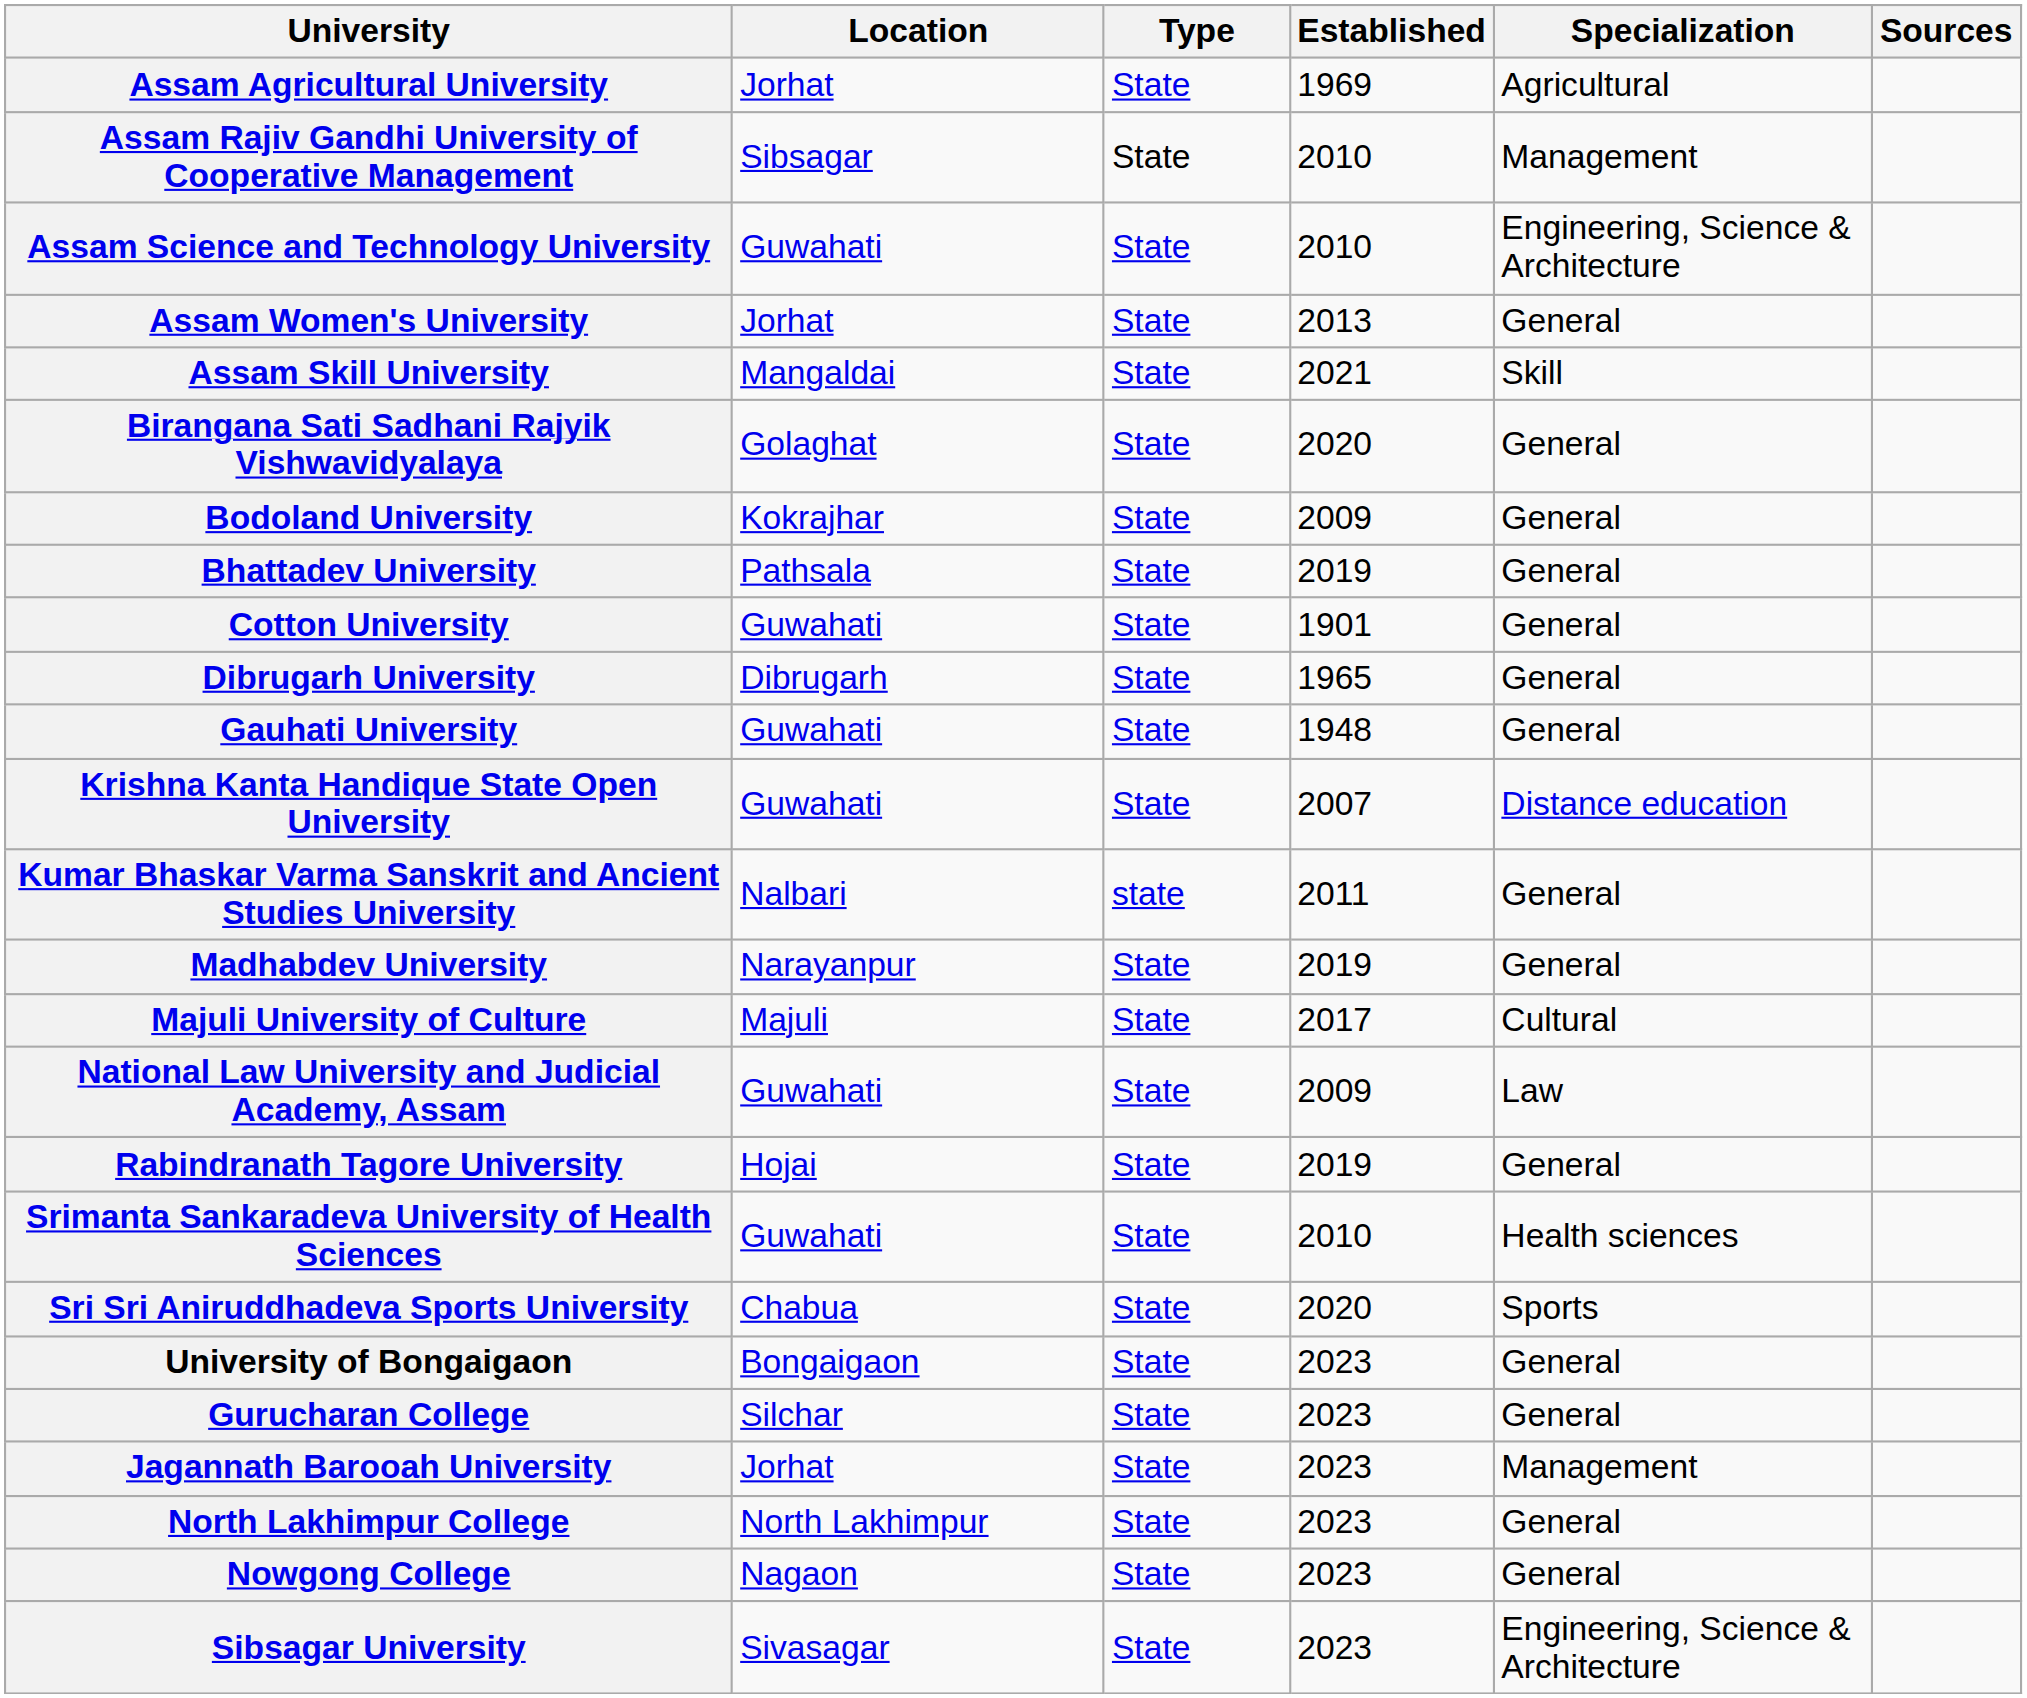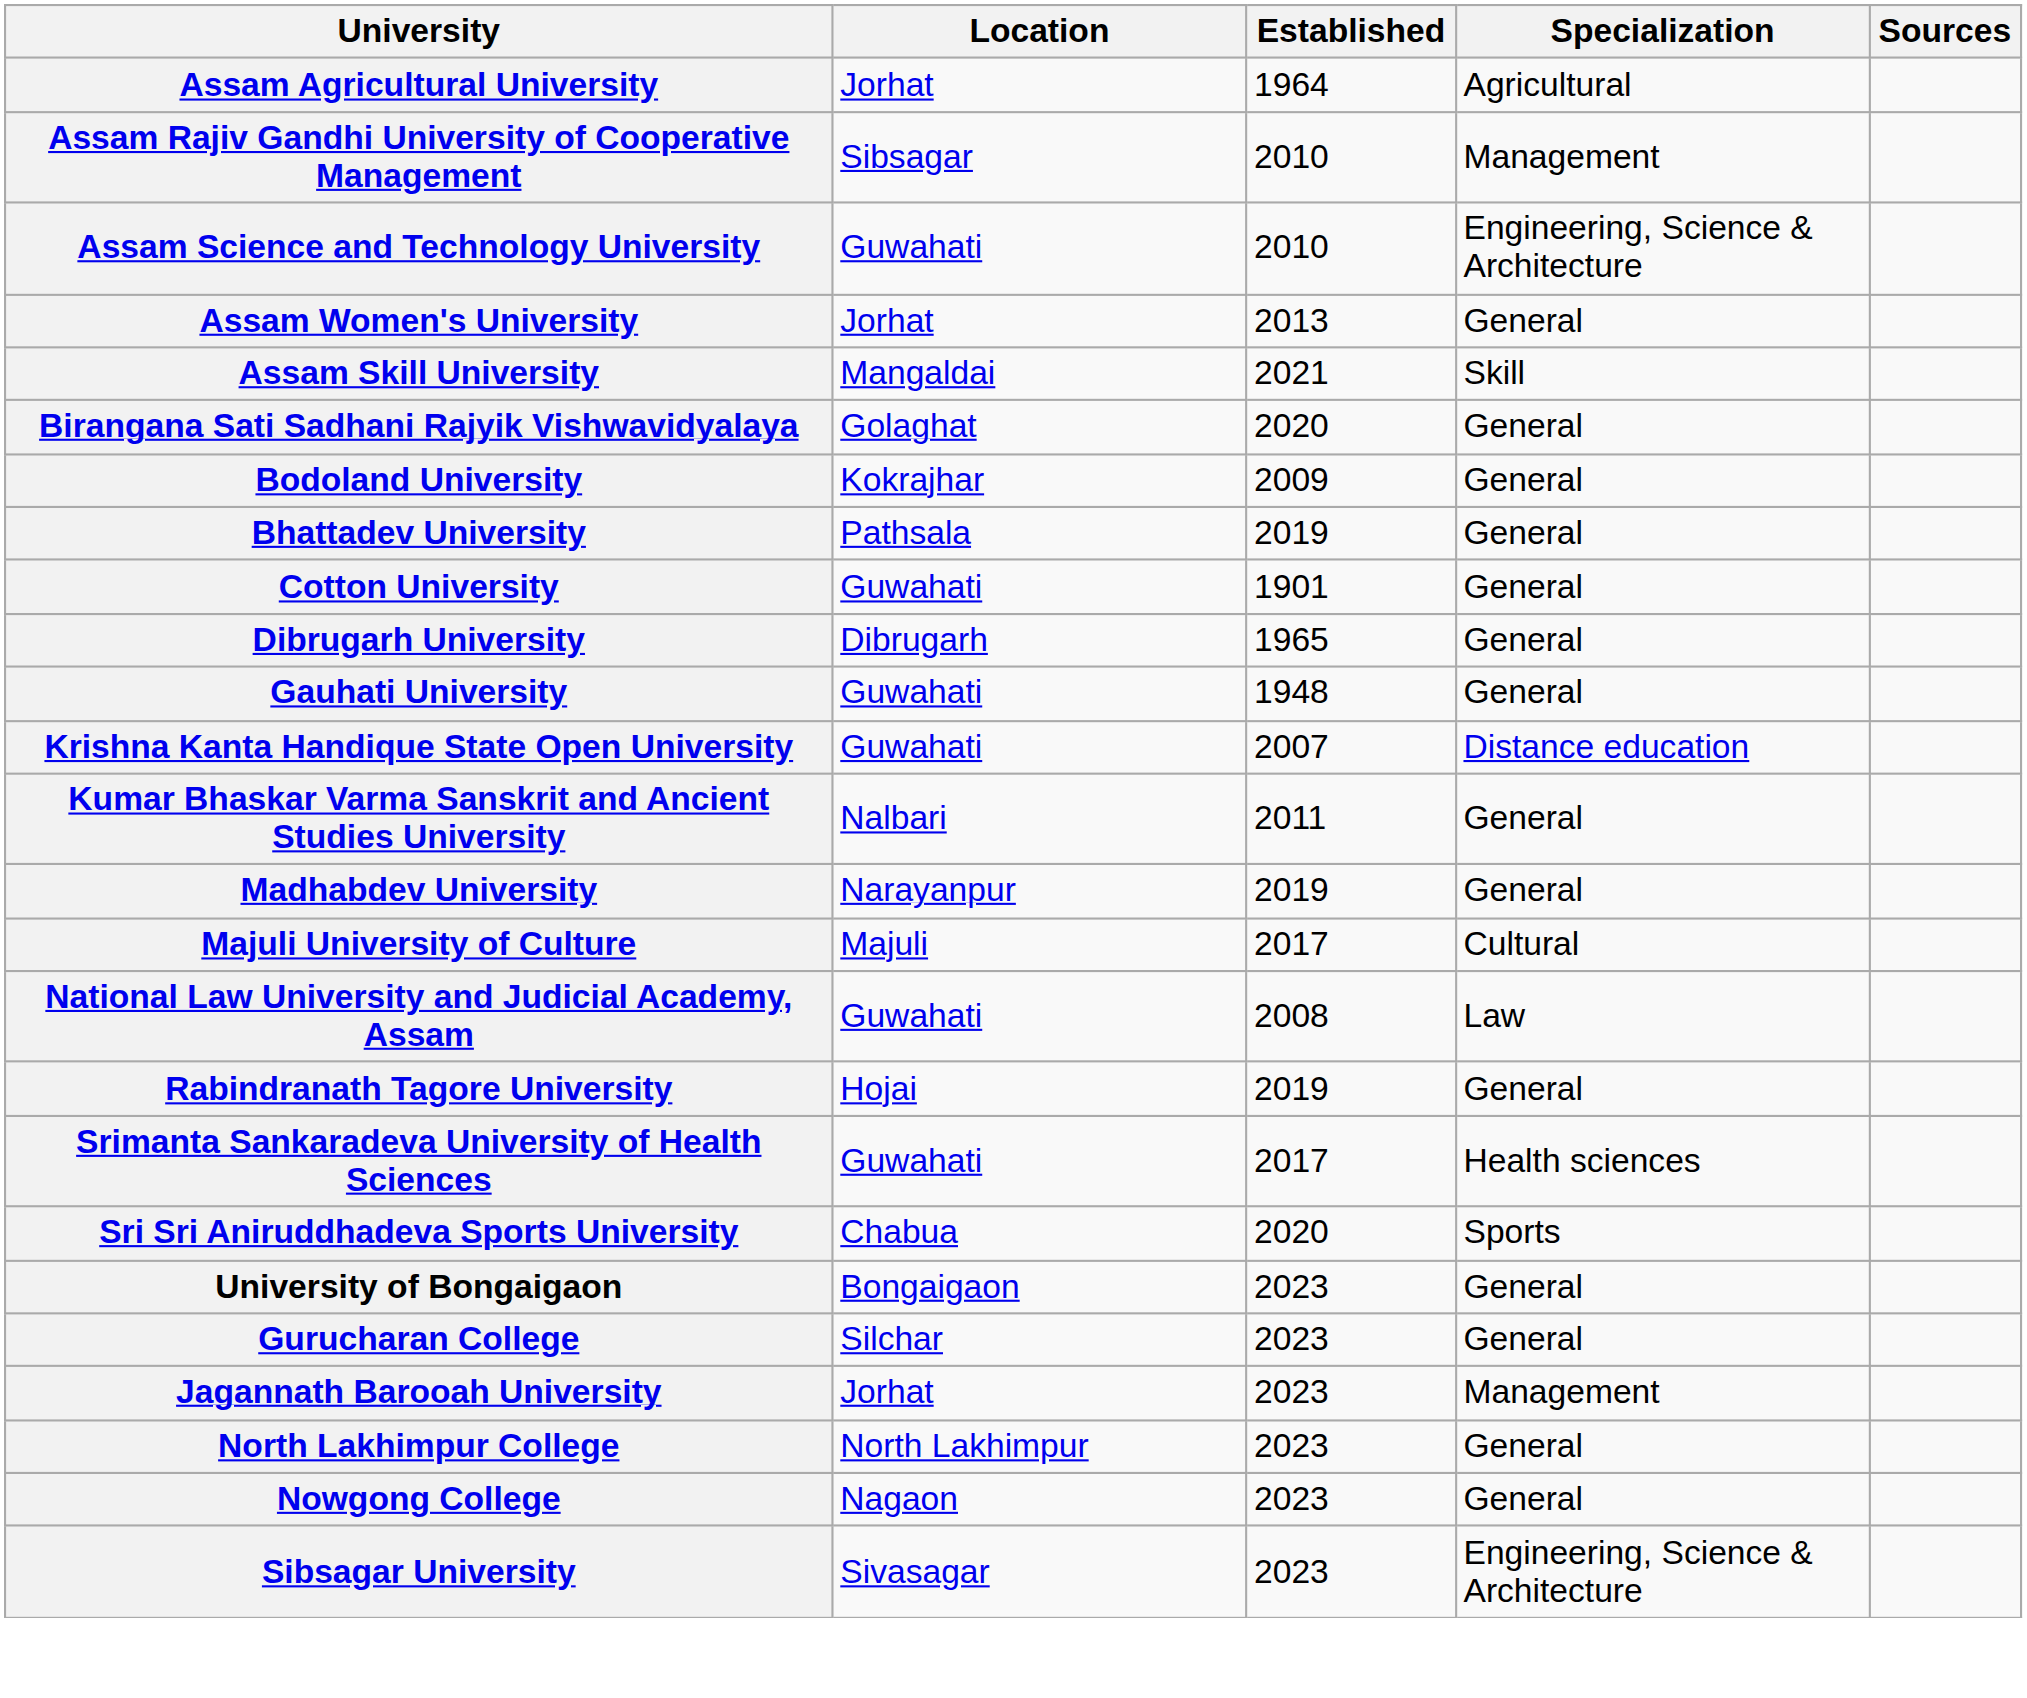- column: (1197, 31)
(1335, 84) 1969 -> (1291, 84) 1964
(1335, 1091) 2009 -> (1291, 1016) 2008
(1335, 1236) 2010 -> (1291, 1160) 2017
